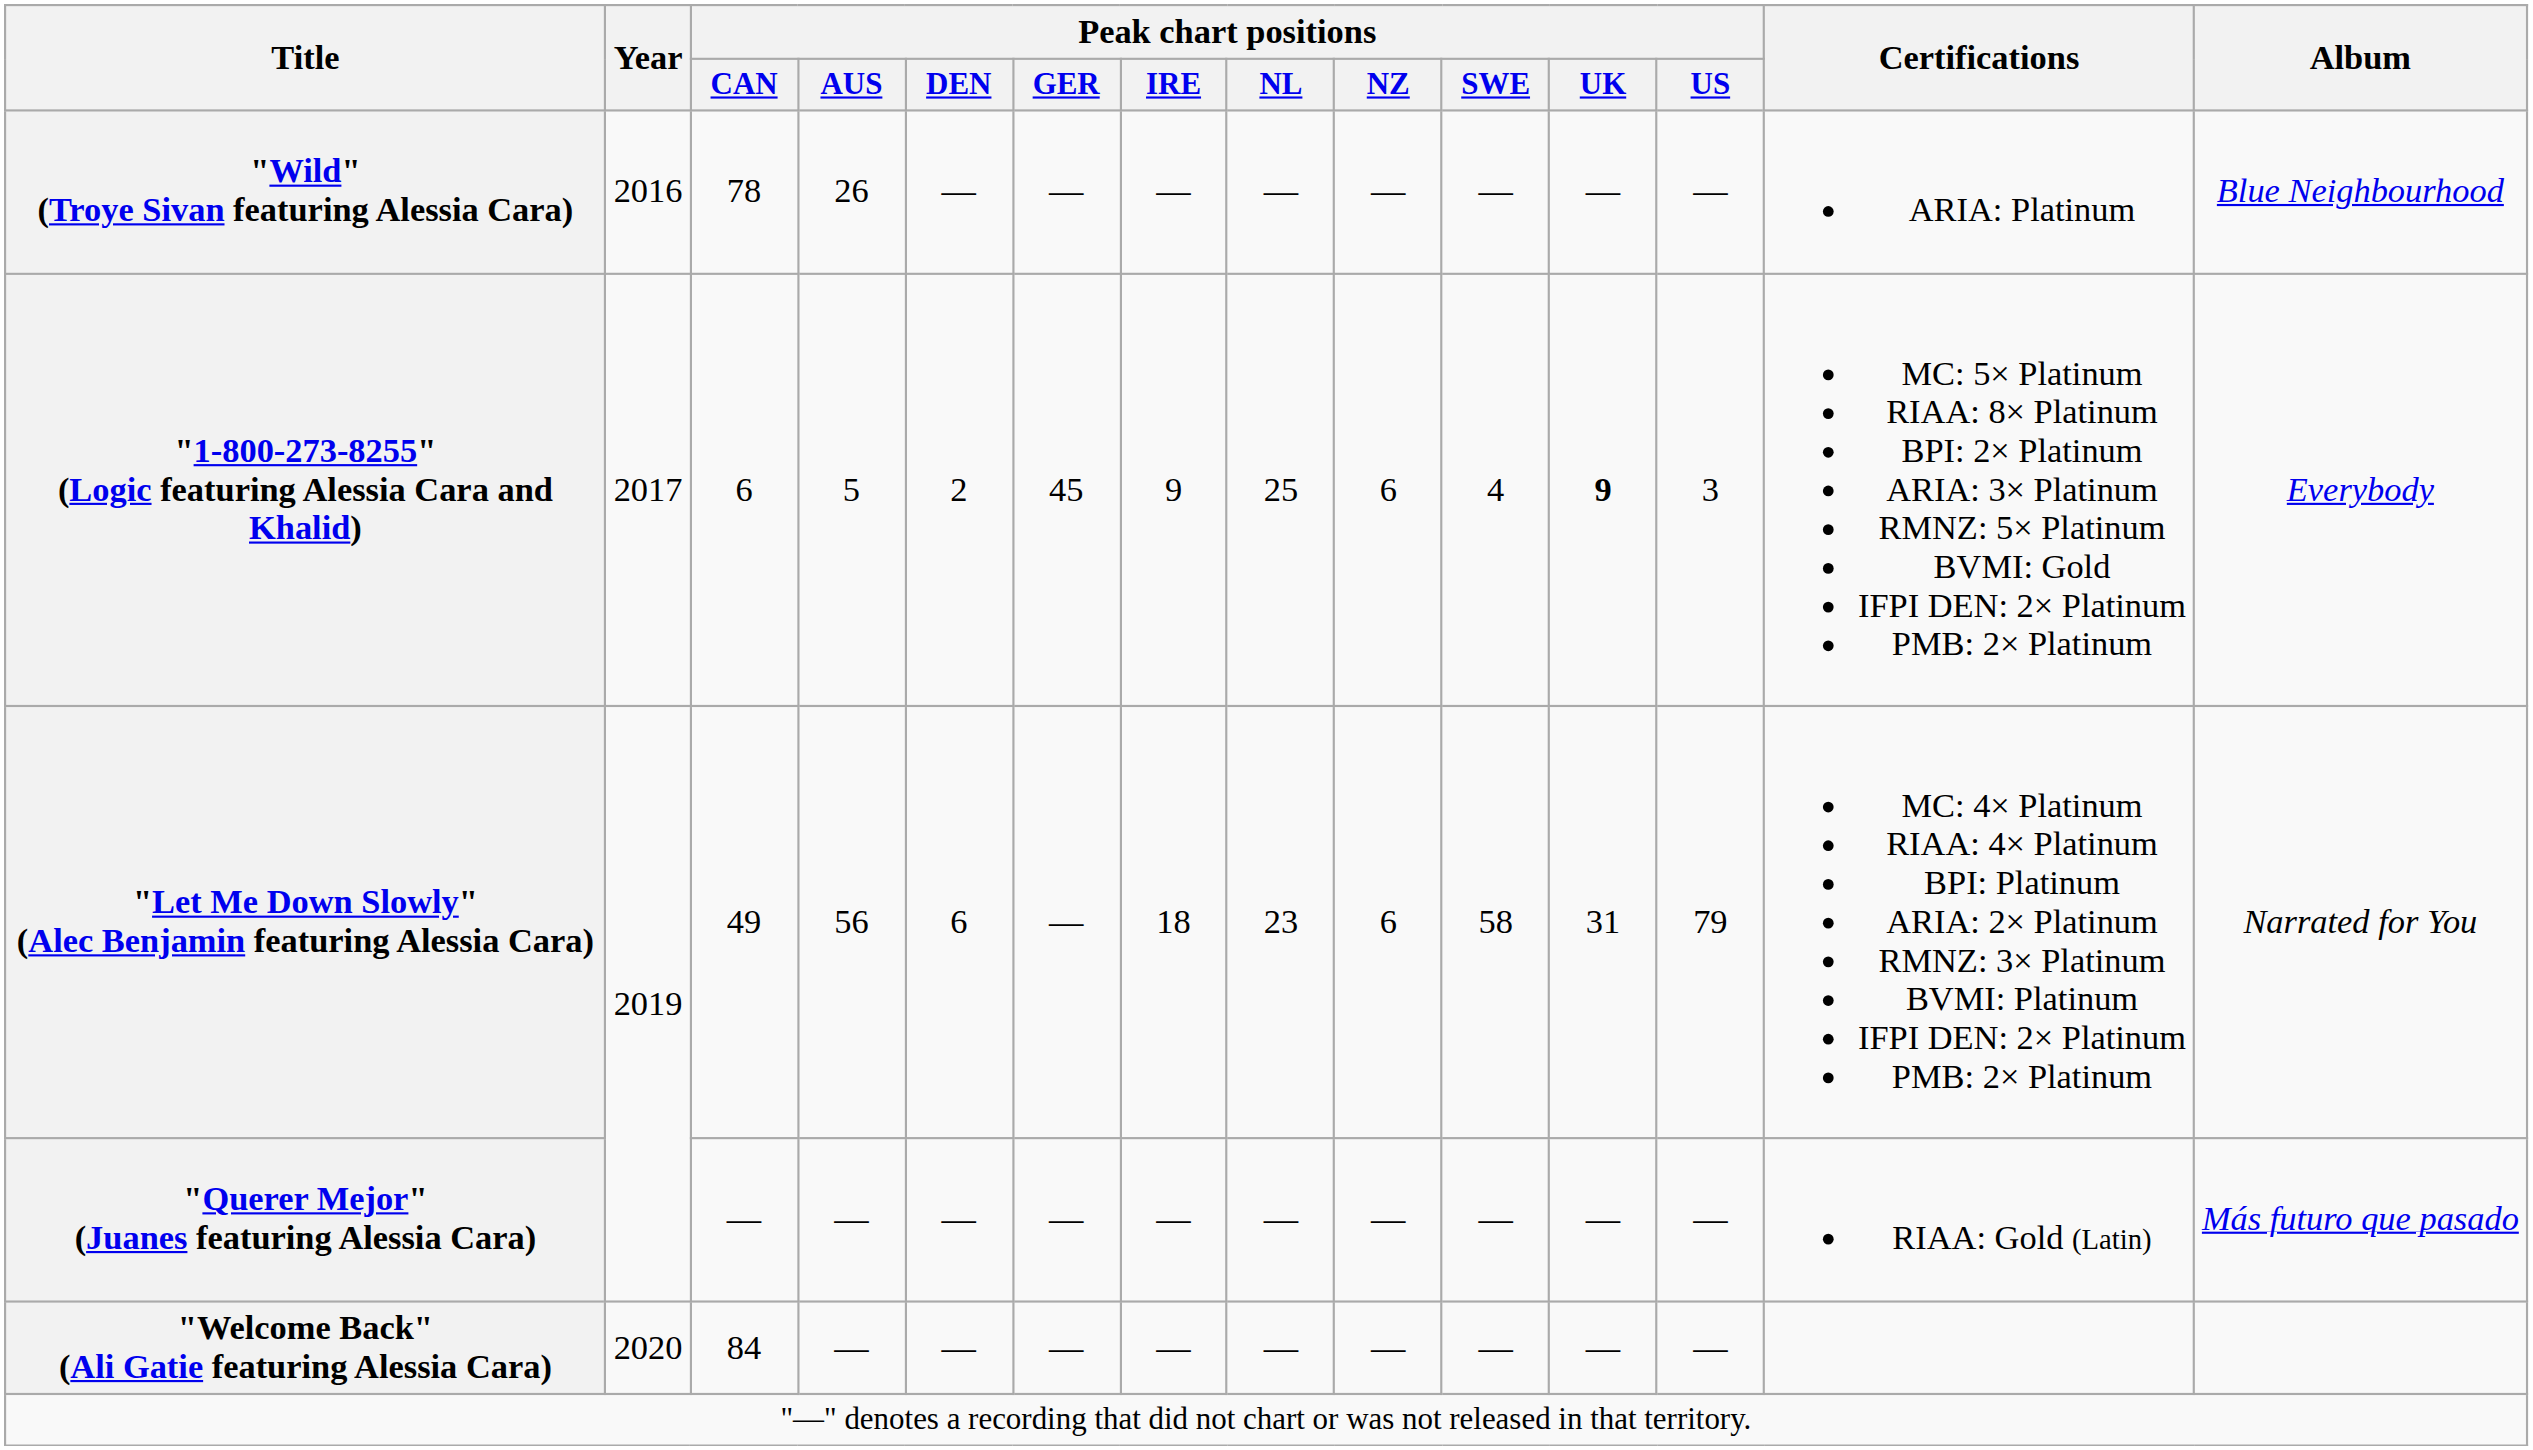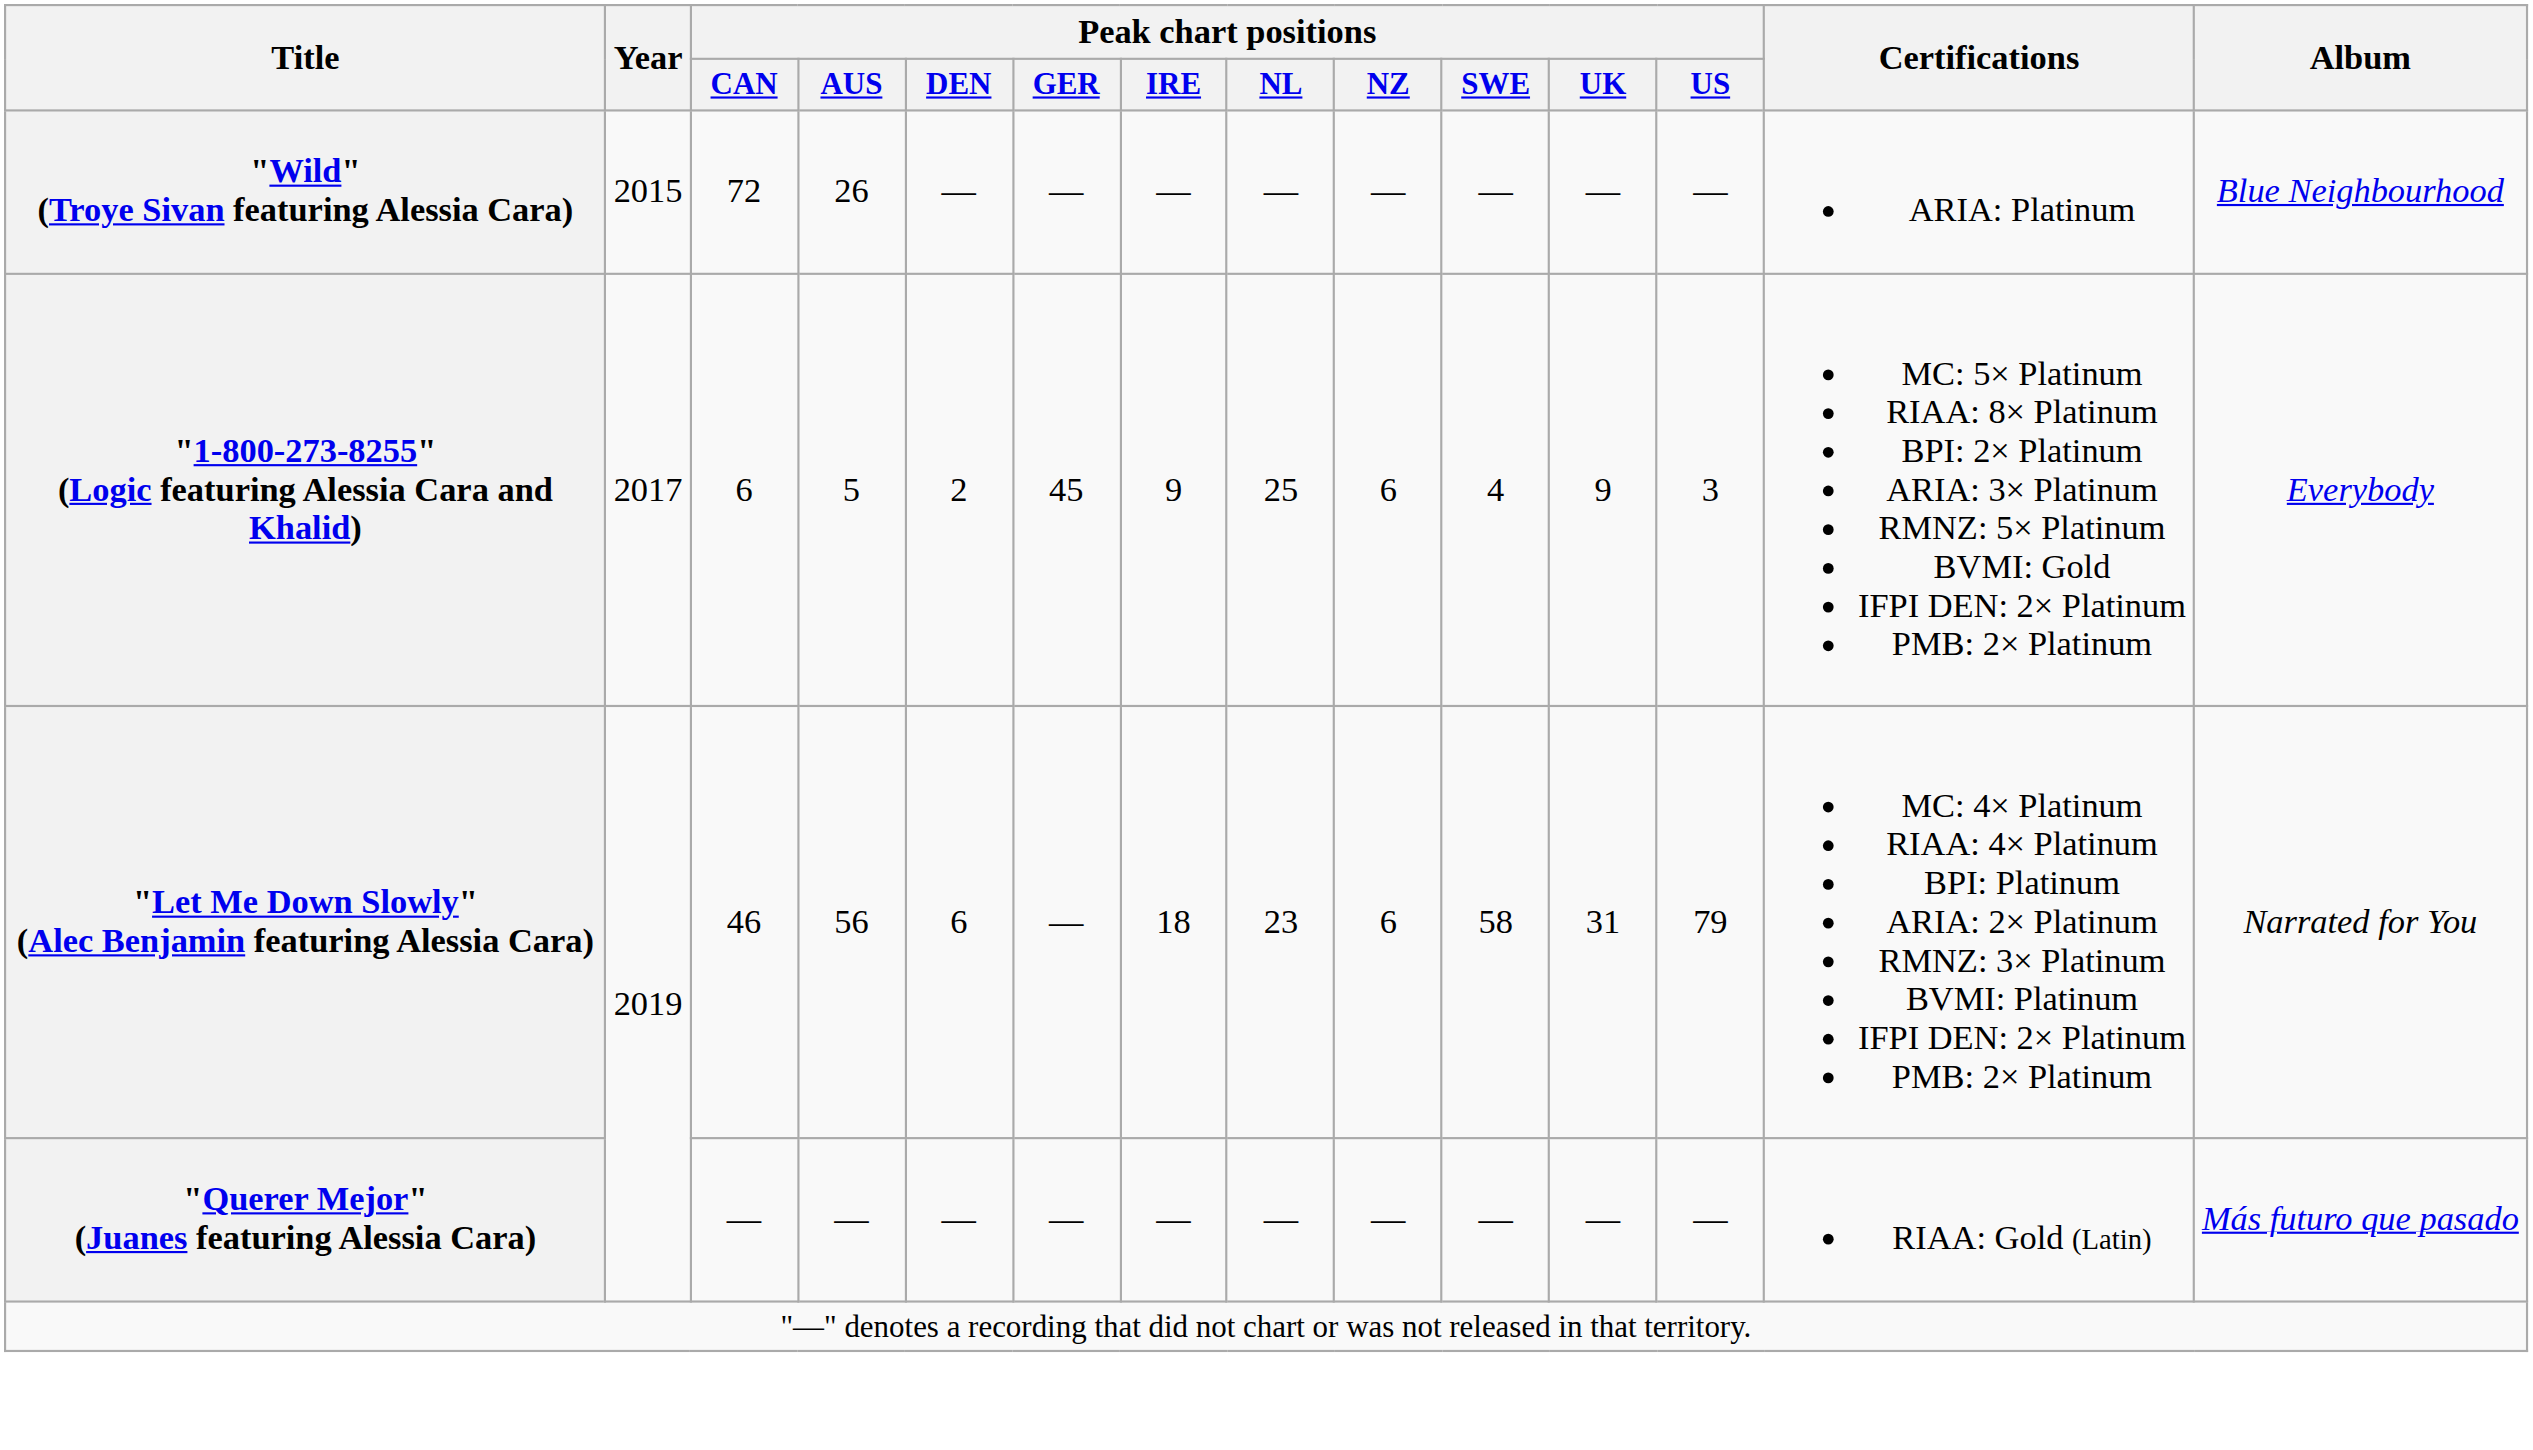(648, 191) 2016 -> (648, 191) 2015
(744, 191) 78 -> (744, 191) 72
(1603, 488) bold -> (1603, 488) normal
(744, 921) 49 -> (744, 921) 46
- row: (305, 1346)
